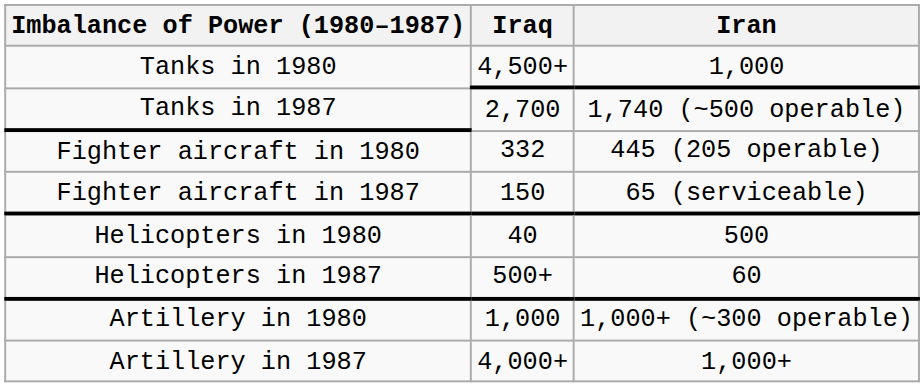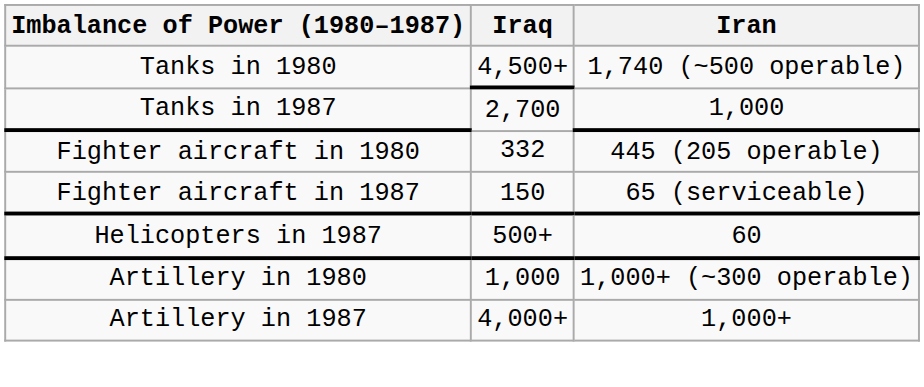(747, 67) 1,000 -> (747, 67) 1,740 (~500 operable)
(747, 110) 1,740 (~500 operable) -> (747, 109) 1,000
- row: (238, 236)
